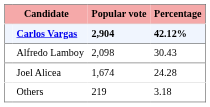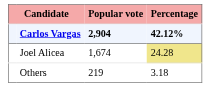- row: (50, 53)
(165, 72) no background -> (162, 53) khaki background
